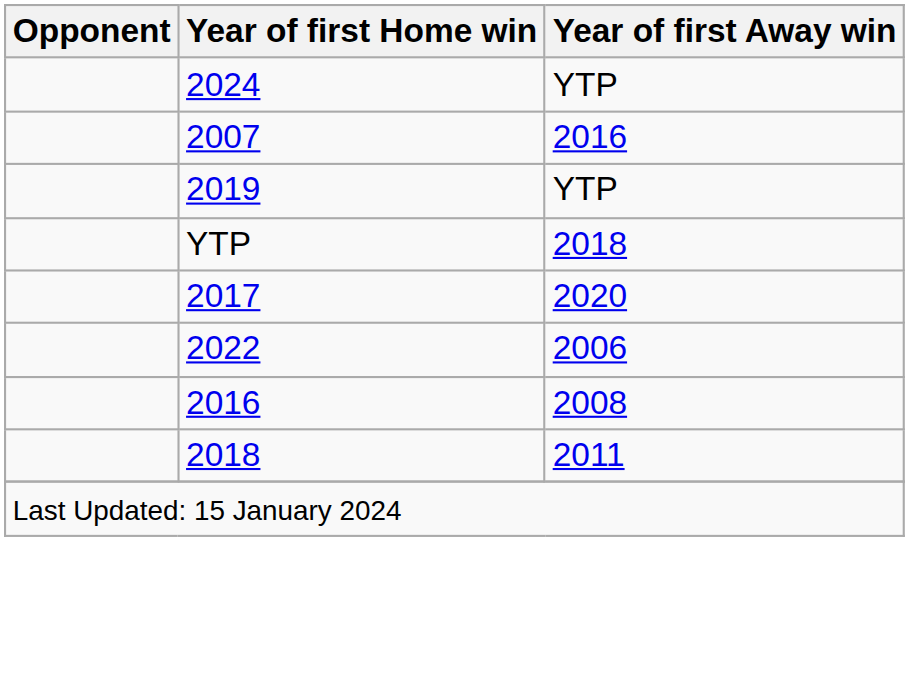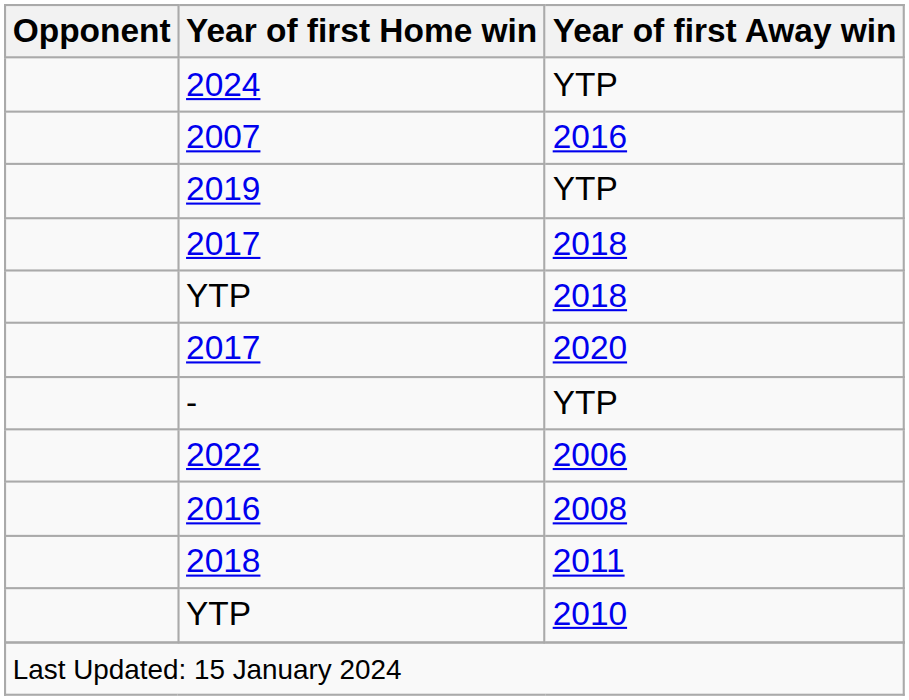+ row: (223, 243)
+ row: (192, 402)
+ row: (219, 614)
